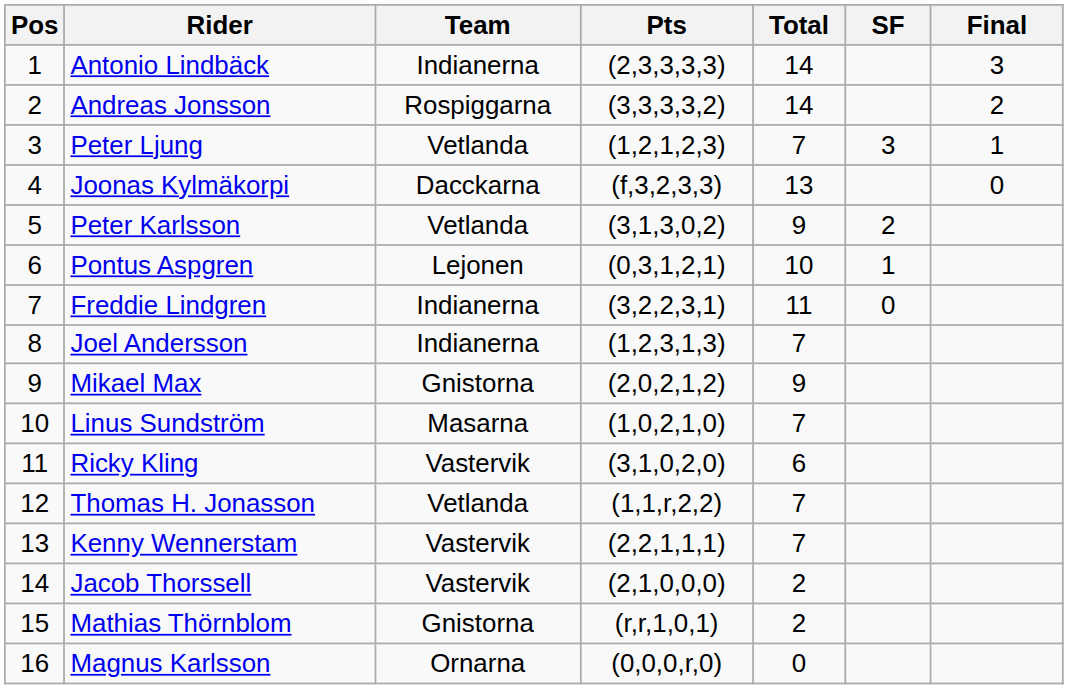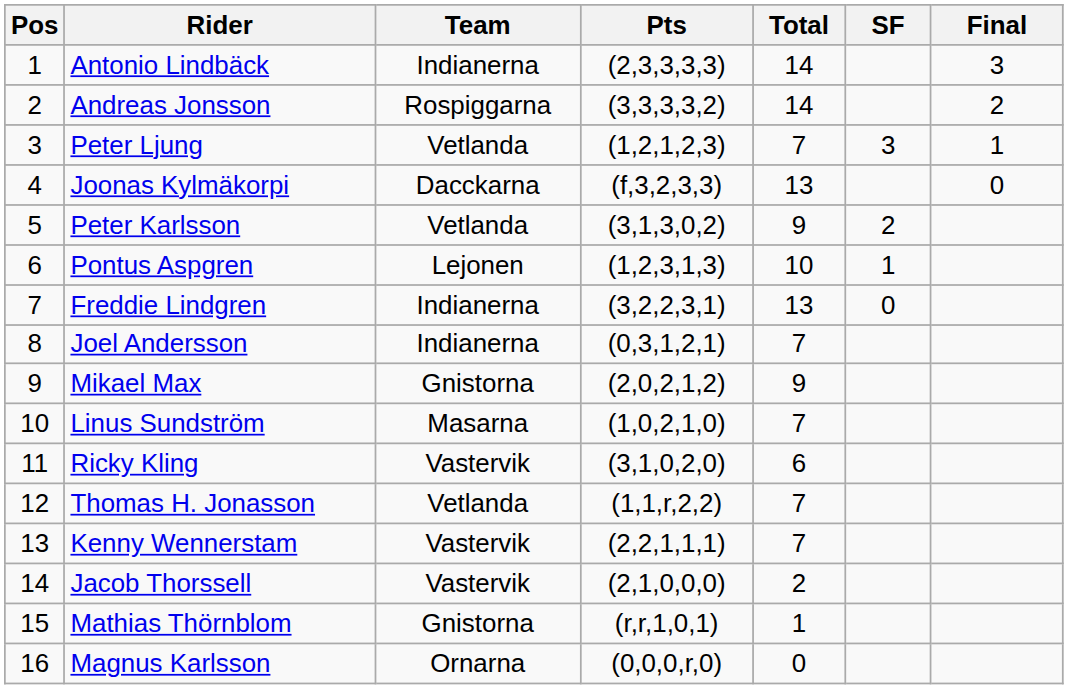(667, 264) (0,3,1,2,1) -> (667, 264) (1,2,3,1,3)
(799, 304) 11 -> (799, 304) 13
(667, 344) (1,2,3,1,3) -> (667, 344) (0,3,1,2,1)
(799, 623) 2 -> (799, 623) 1
